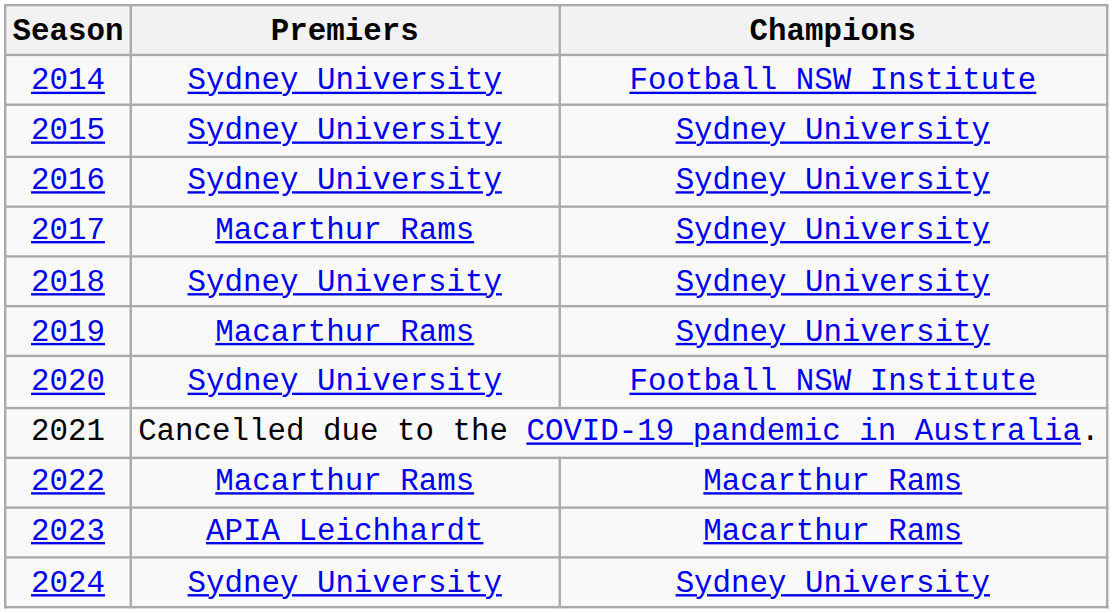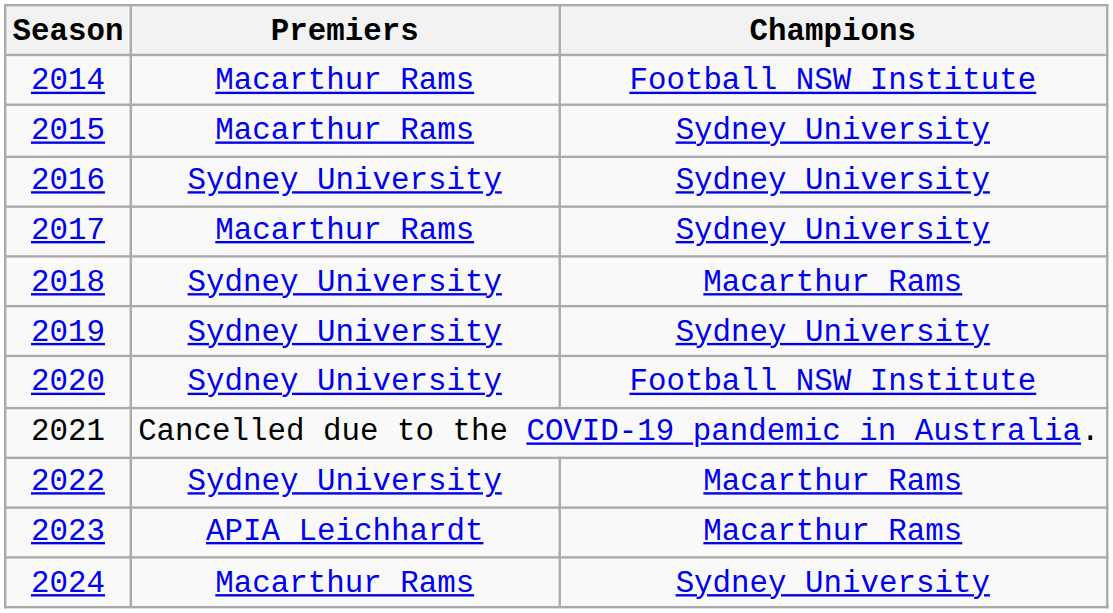(345, 81) Sydney University -> (345, 81) Macarthur Rams
(345, 131) Sydney University -> (345, 131) Macarthur Rams
(833, 281) Sydney University -> (833, 281) Macarthur Rams
(345, 332) Macarthur Rams -> (345, 332) Sydney University
(345, 482) Macarthur Rams -> (345, 482) Sydney University
(345, 583) Sydney University -> (345, 583) Macarthur Rams
